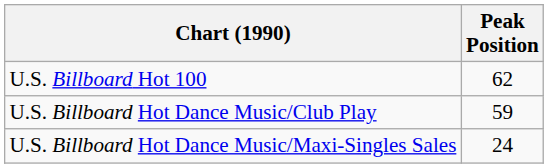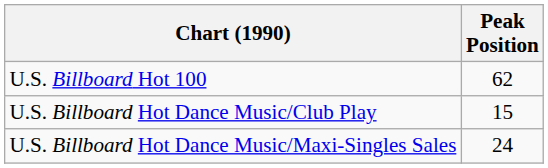(502, 111) 59 -> (502, 111) 15
